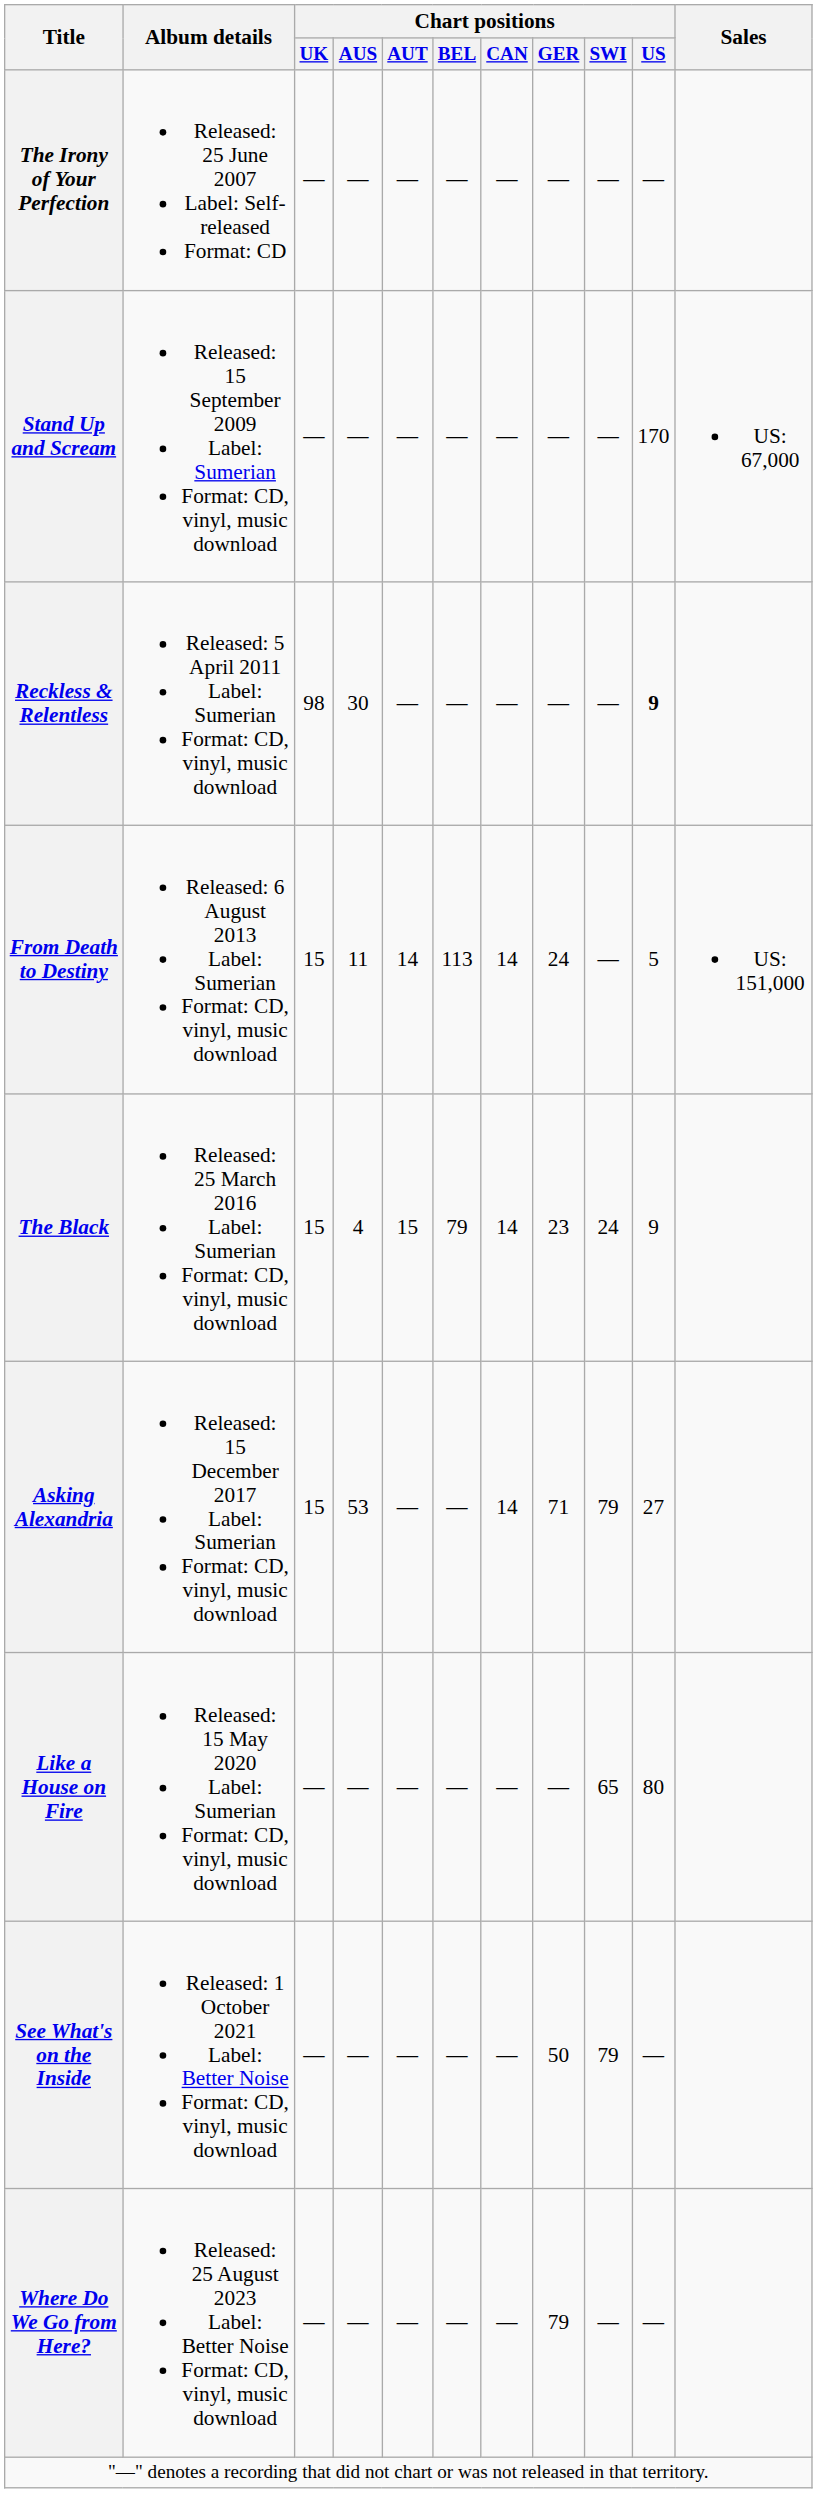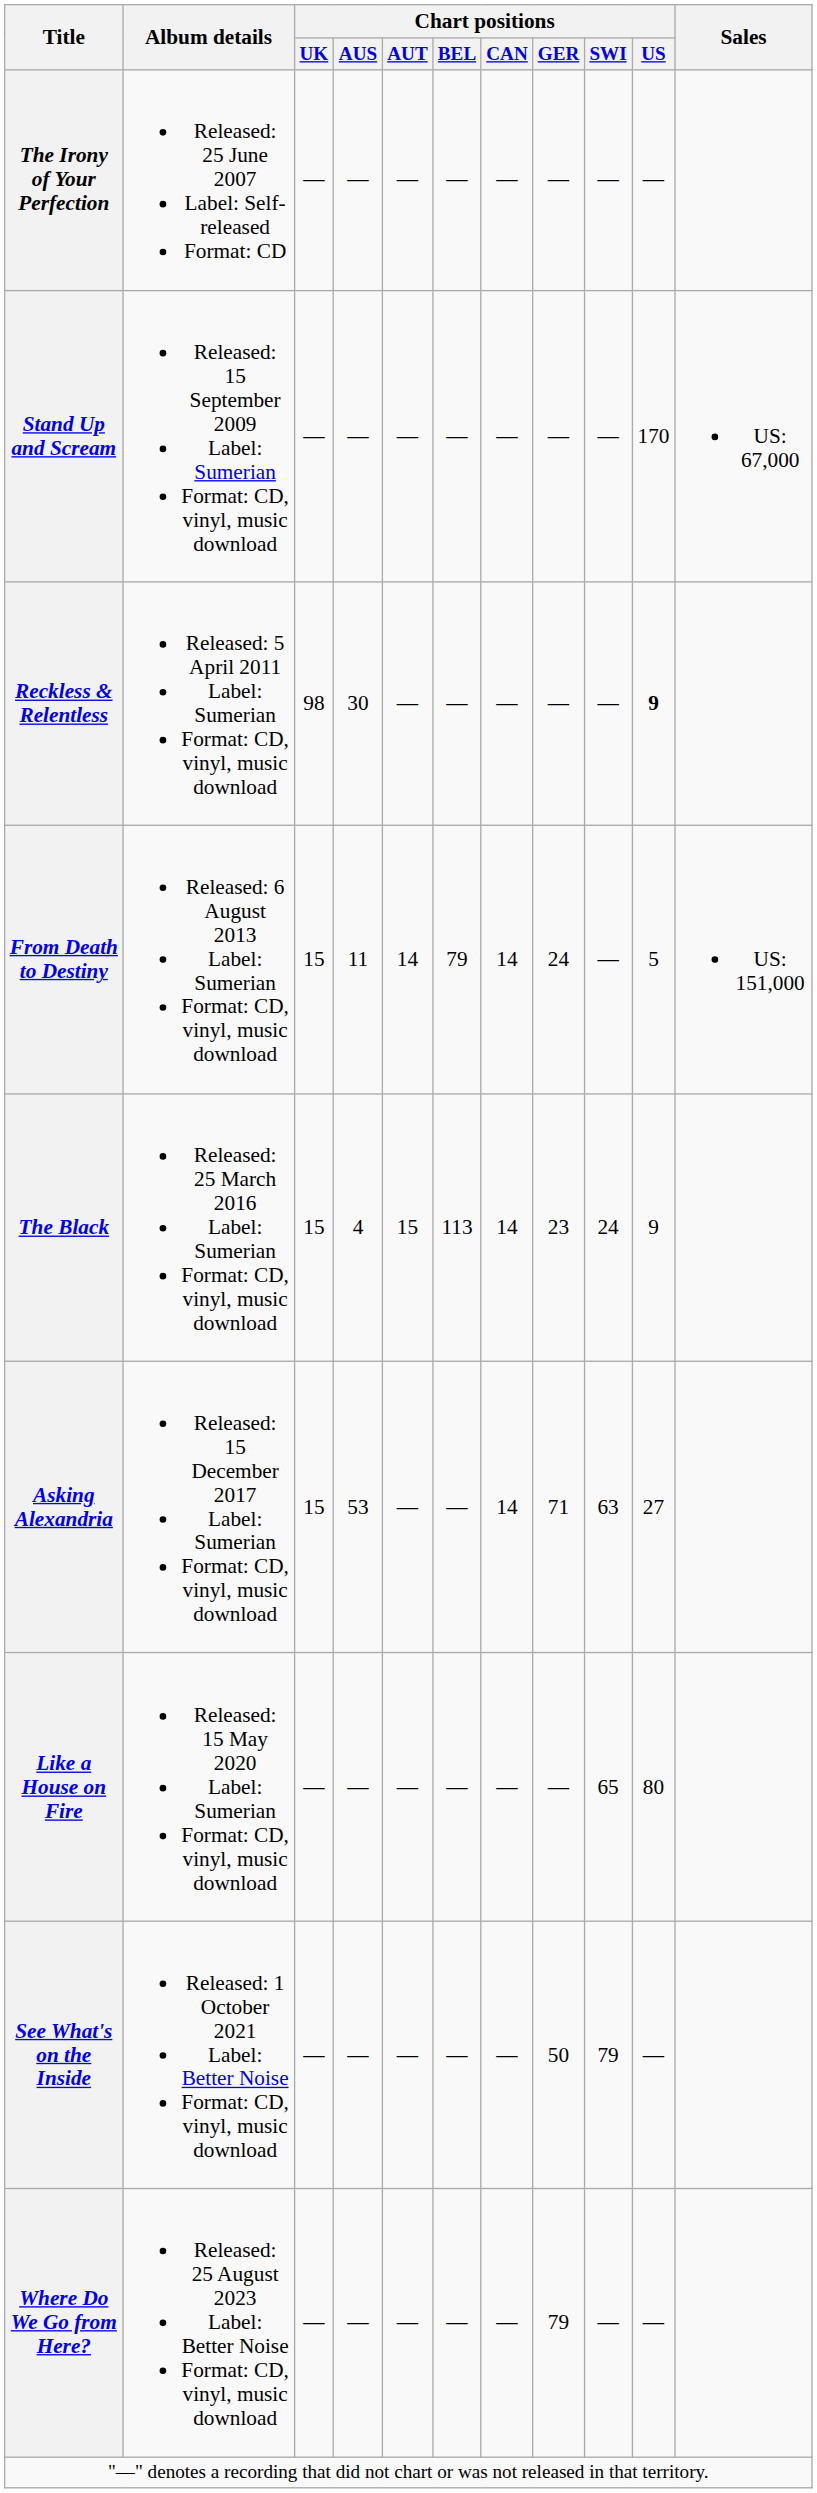(457, 959) 113 -> (457, 959) 79
(457, 1227) 79 -> (457, 1227) 113
(608, 1506) 79 -> (608, 1506) 63
